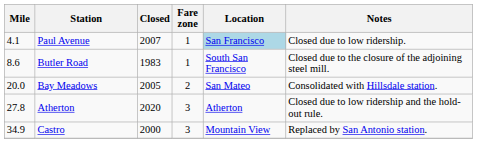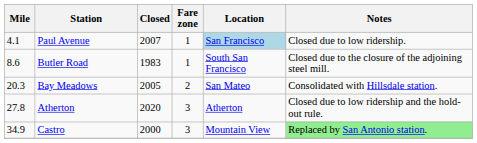(16, 85) 20.0 -> (16, 85) 20.3
(358, 130) no background -> (358, 130) lightgreen background
